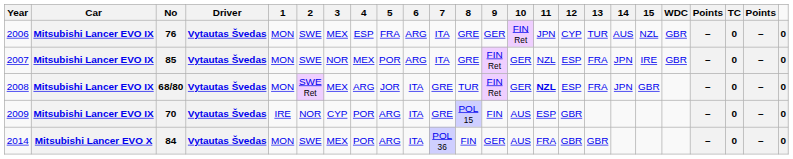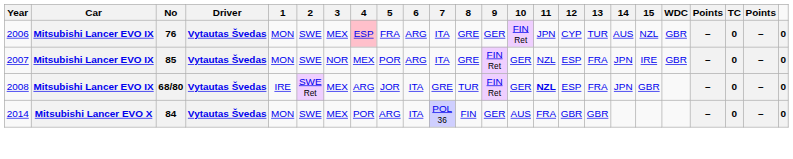(364, 34) no background -> (364, 34) pink background
(283, 87) MON -> (283, 87) IRE
- row: (171, 114)
